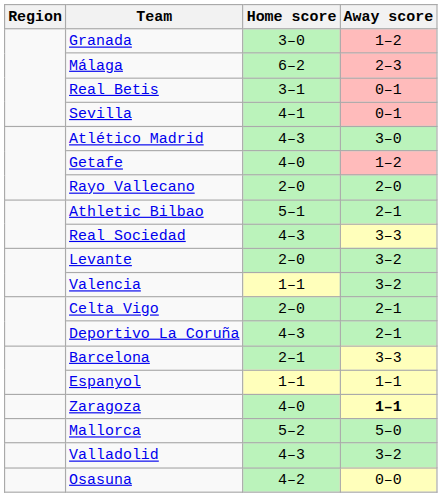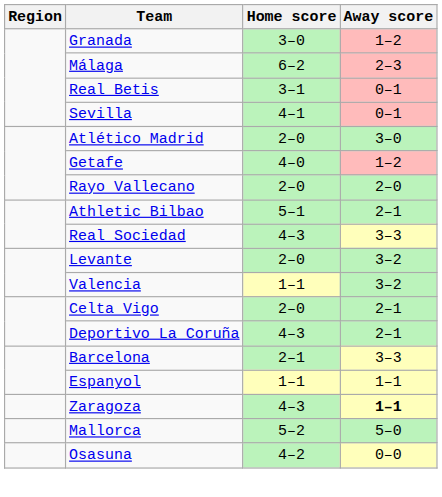(292, 139) 4–3 -> (292, 139) 2–0
(292, 407) 4–0 -> (292, 407) 4–3
- row: (114, 455)
